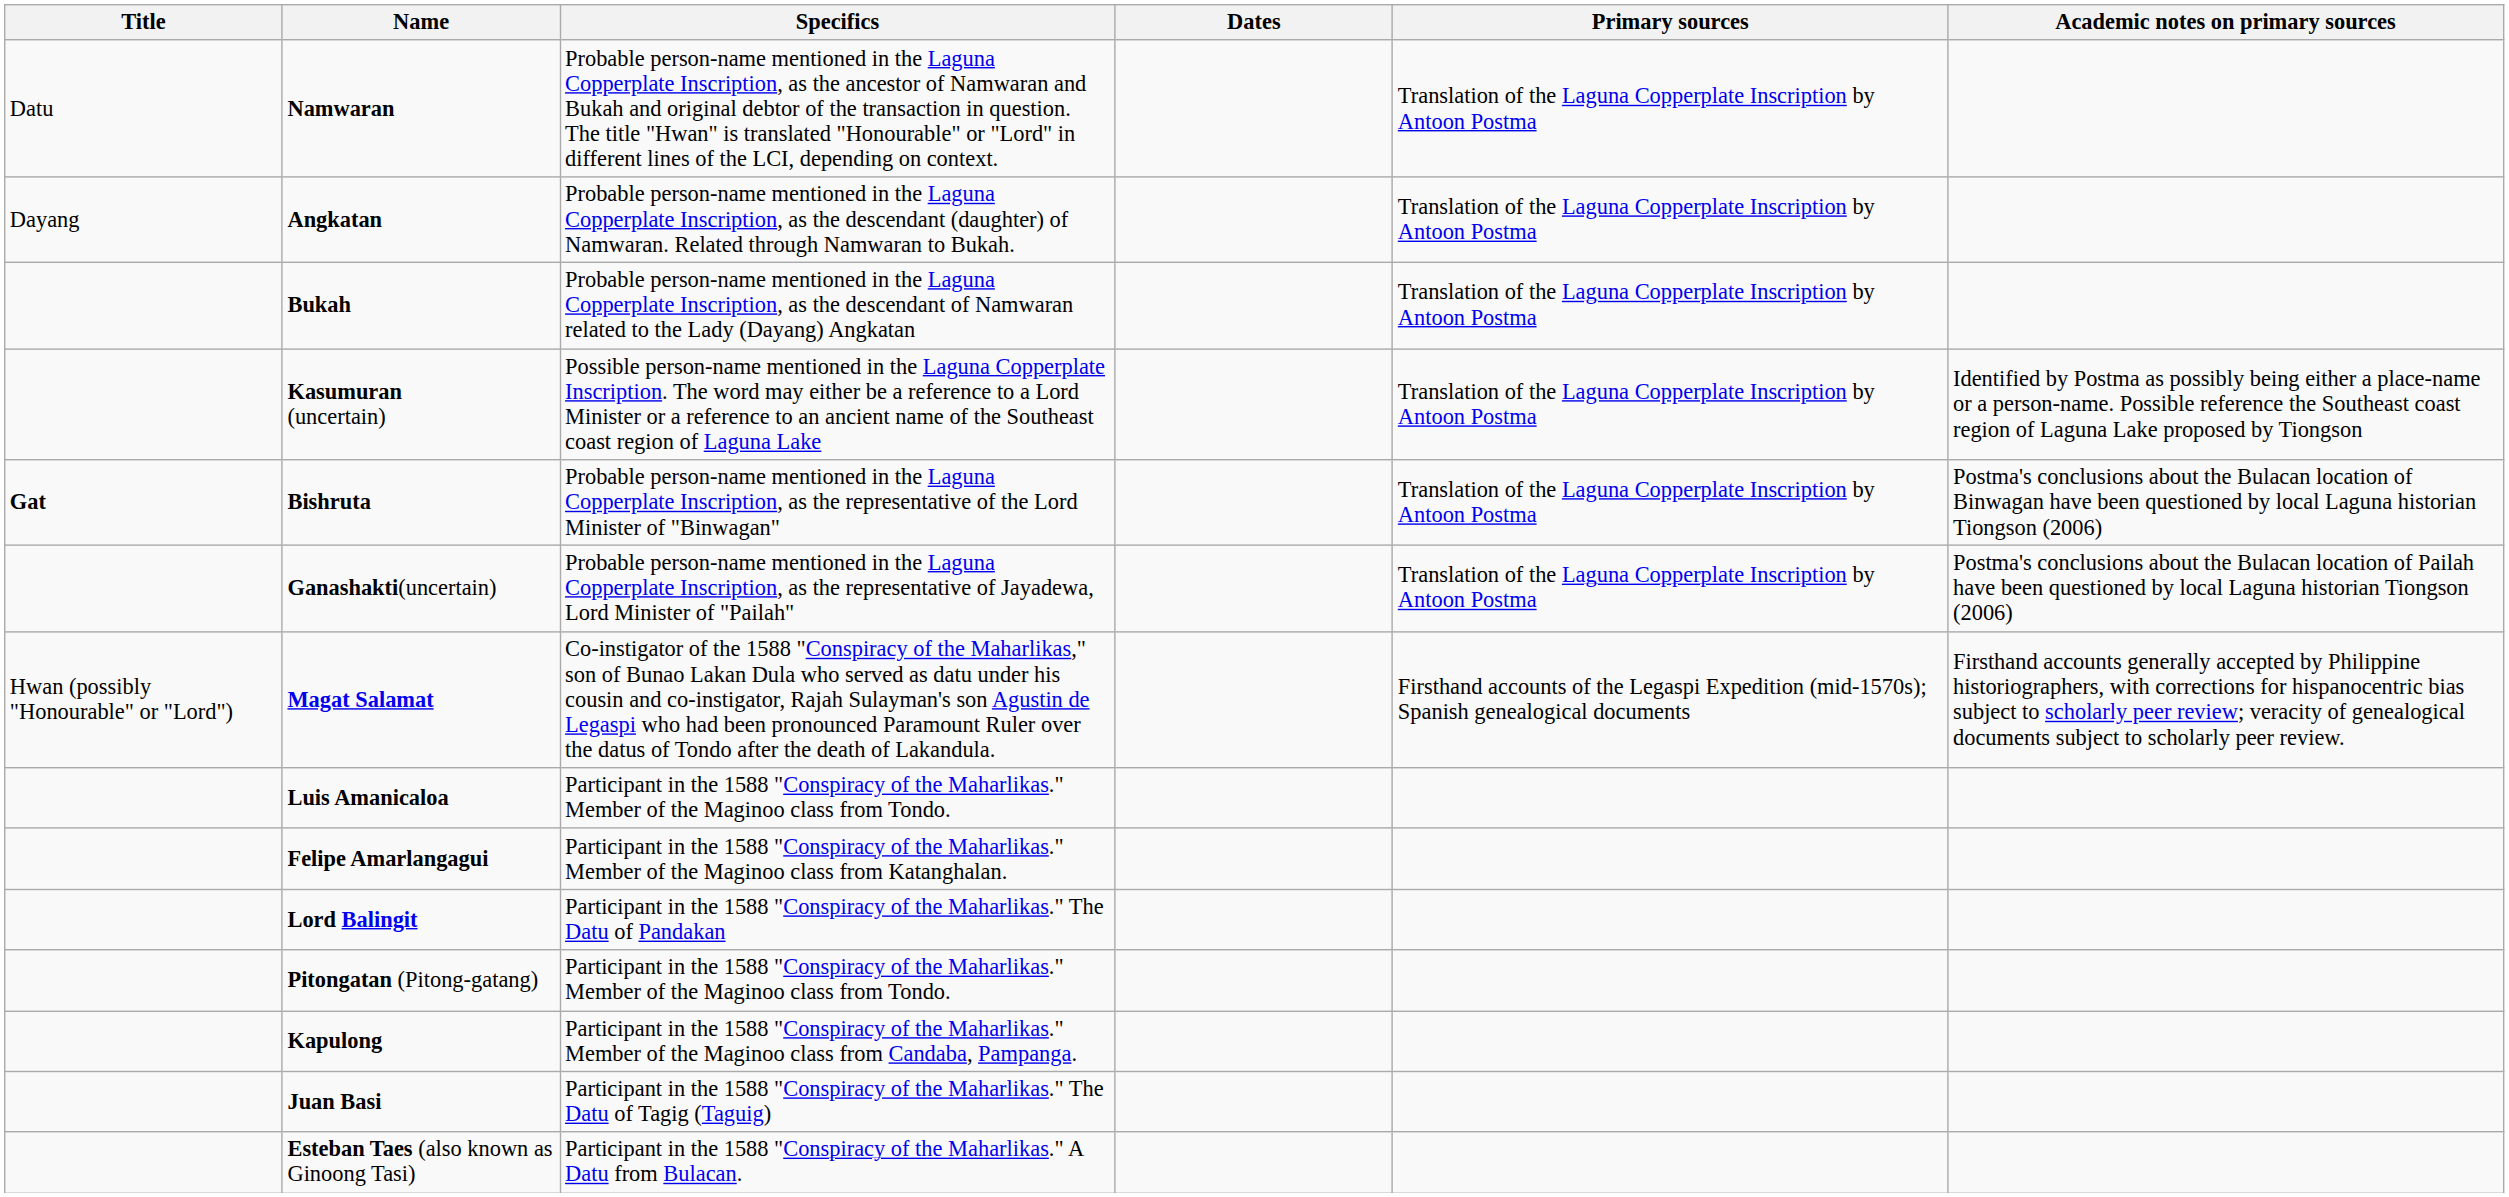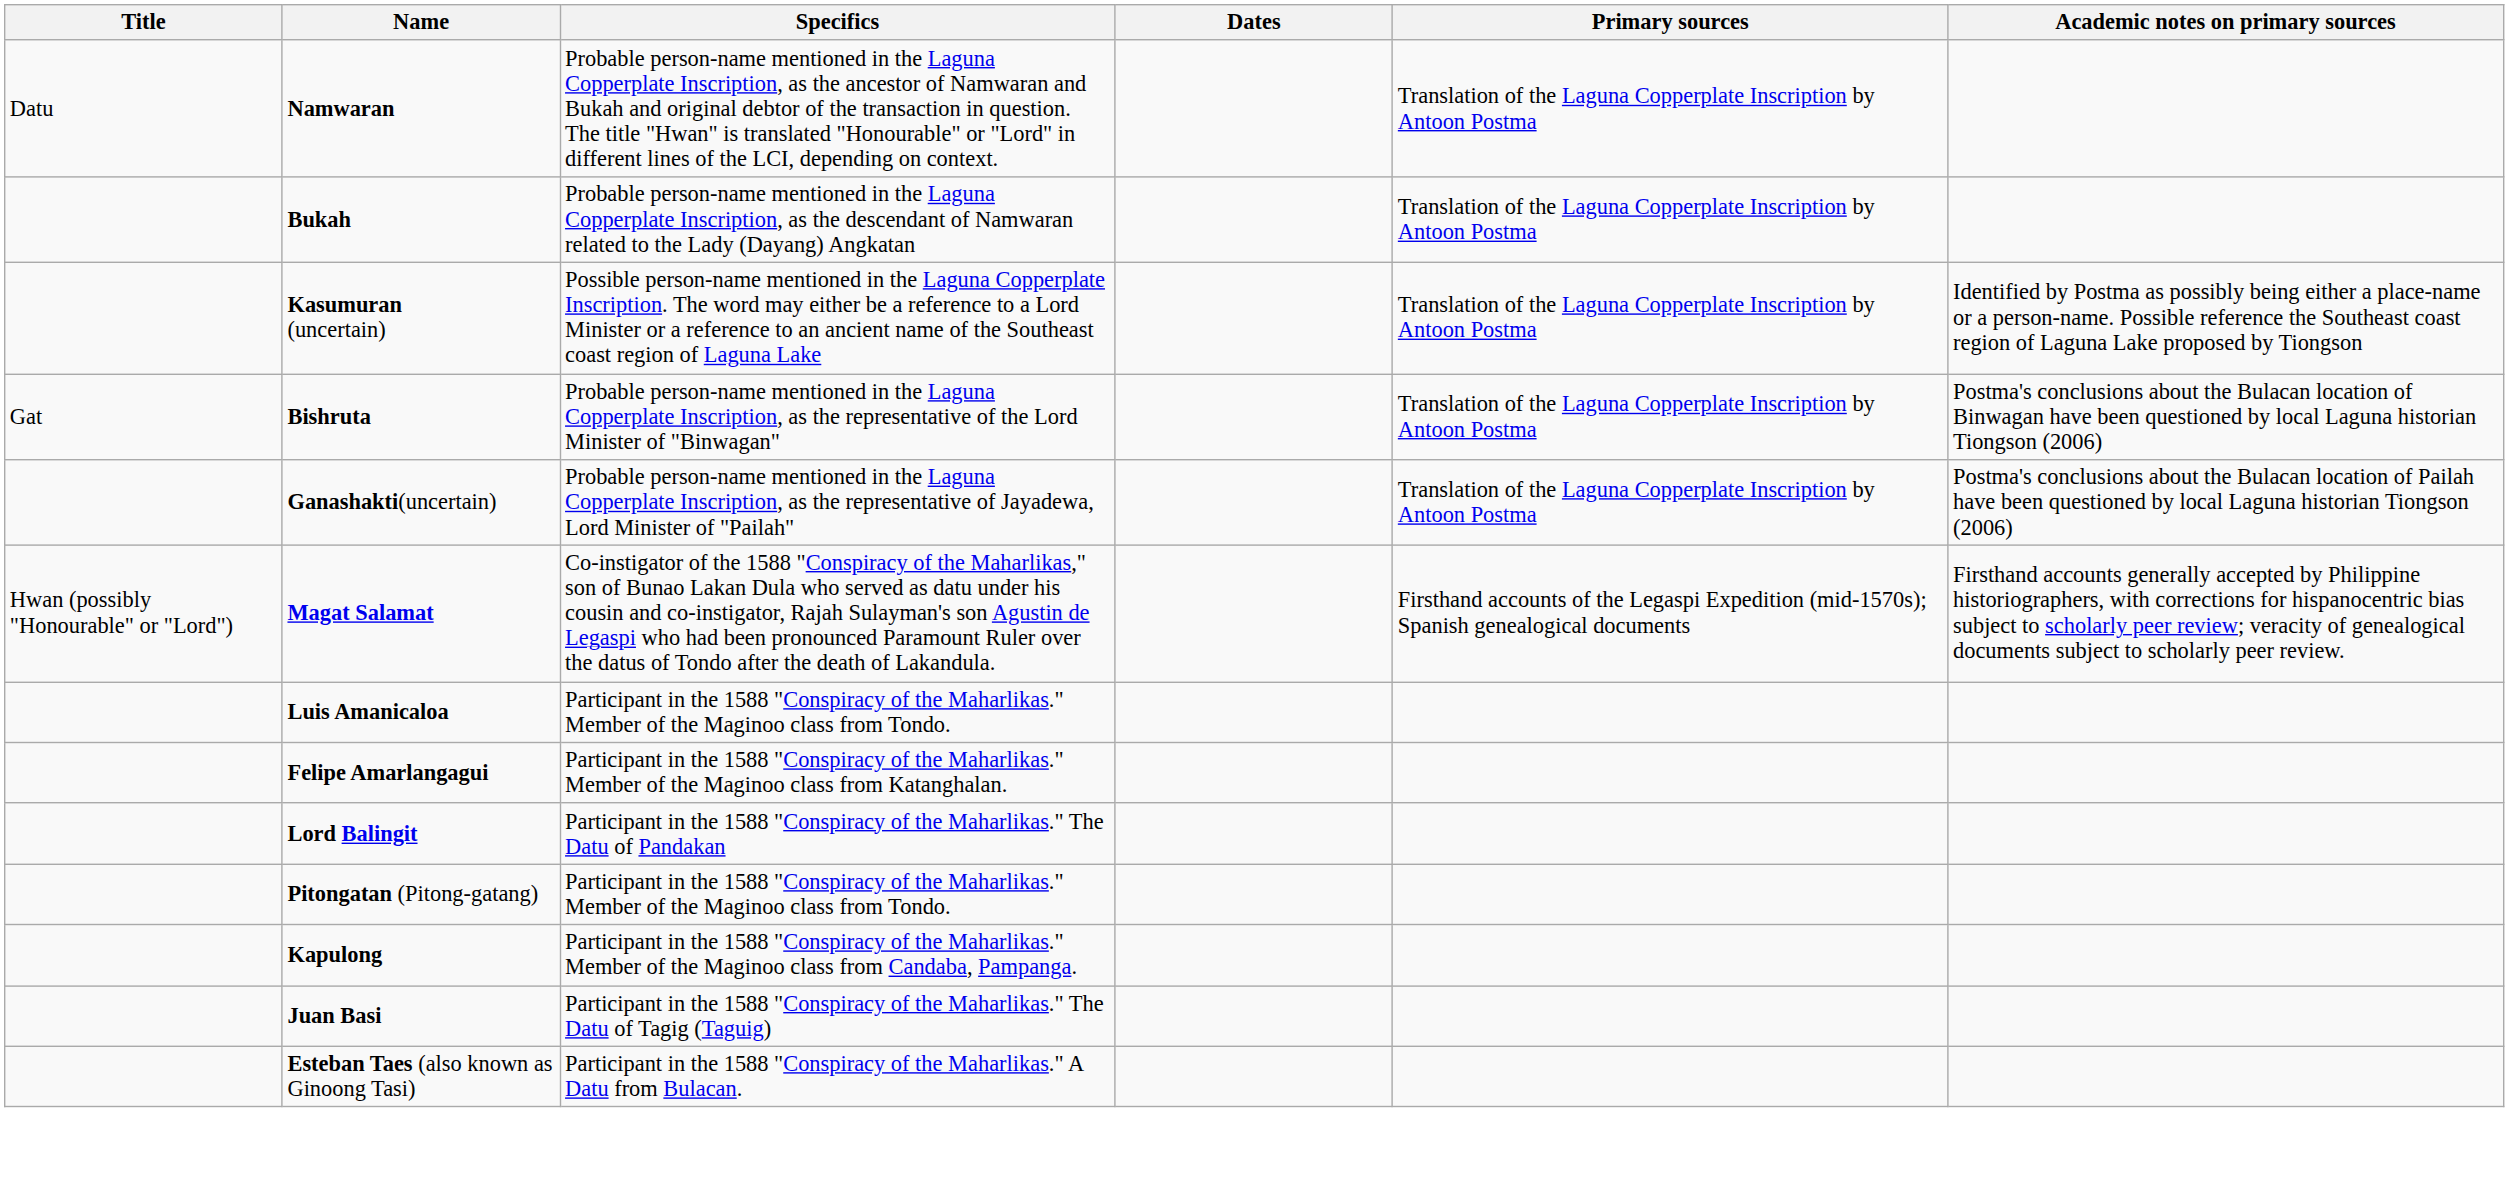- row: (335, 219)
(28, 502) bold -> (26, 416) normal
